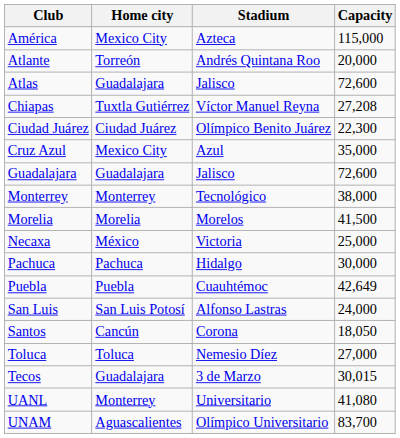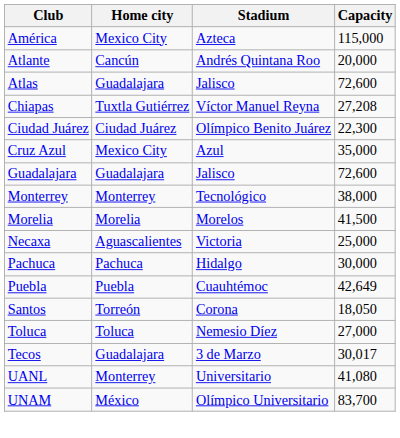(118, 60) Torreón -> (117, 60) Cancún
(117, 241) México -> (138, 241) Aguascalientes
- row: (33, 309)
(117, 331) Cancún -> (118, 309) Torreón
(357, 377) 30,015 -> (357, 354) 30,017
(138, 422) Aguascalientes -> (117, 399) México
